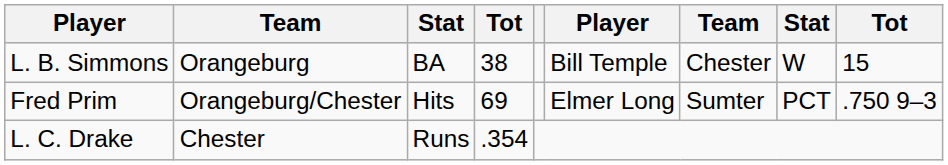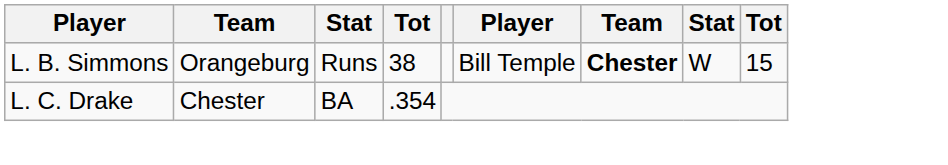(429, 62) BA -> (349, 62) Runs
(729, 62) normal -> (632, 62) bold
- row: (64, 100)
(441, 139) Runs -> (337, 100) BA
